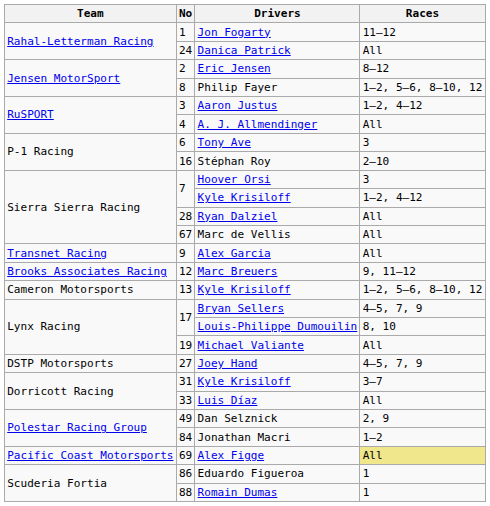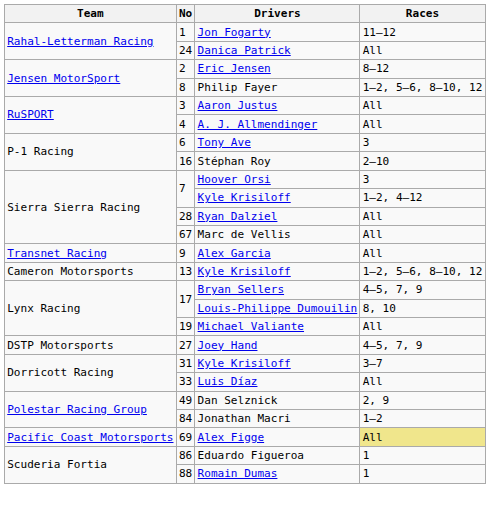(393, 106) 1–2, 4–12 -> (373, 106) All
- row: (186, 271)
